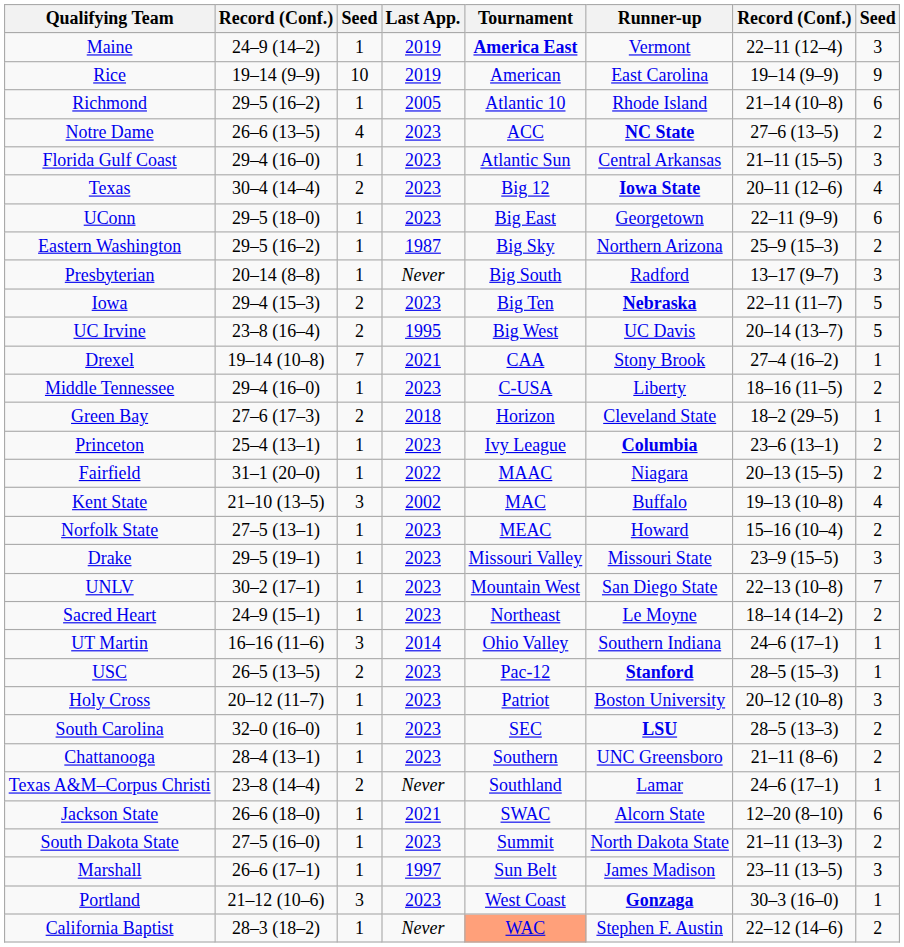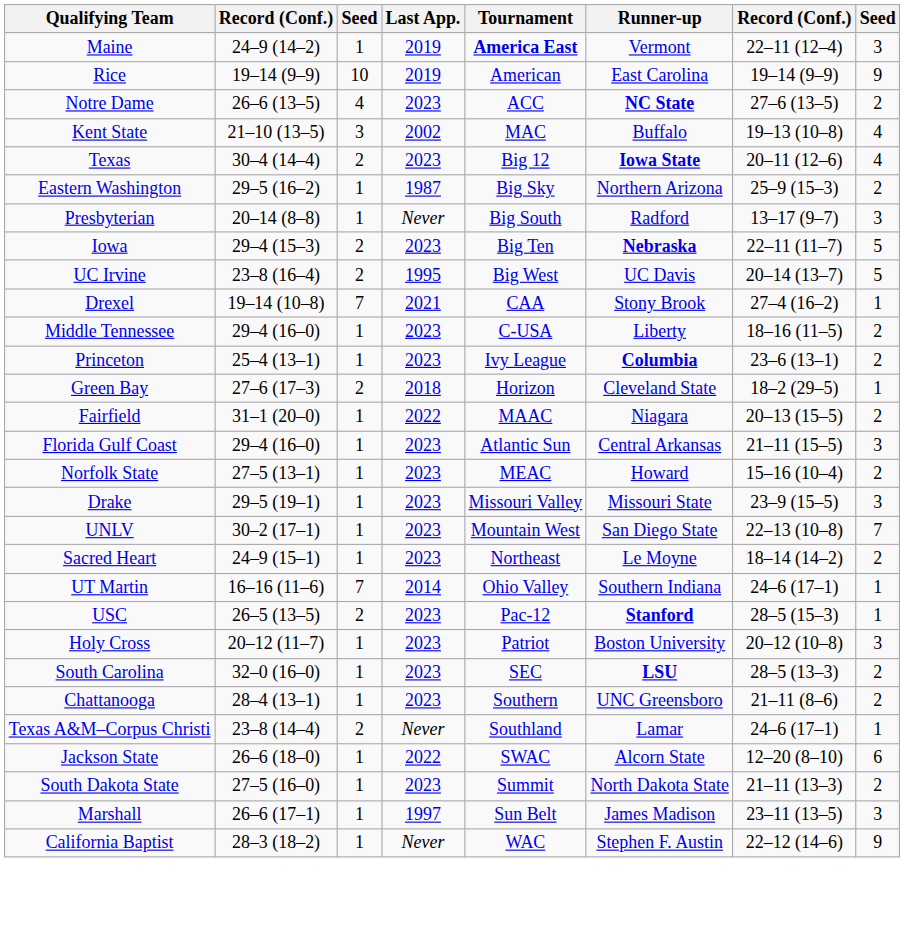- row: (110, 103)
rows swapped: (110, 160) <-> (110, 501)
- row: (110, 217)
rows swapped: (110, 416) <-> (110, 445)
(359, 643) 3 -> (359, 587) 7
(423, 814) 2021 -> (423, 757) 2022
- row: (110, 899)
(525, 928) lightsalmon background -> (525, 842) no background
(878, 928) 2 -> (878, 842) 9
